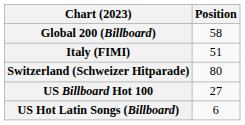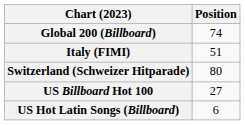(216, 33) 58 -> (216, 33) 74
